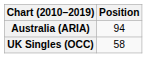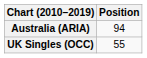(119, 45) 58 -> (119, 45) 55
